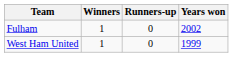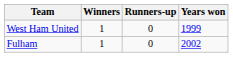rows swapped: (43, 44) <-> (22, 28)
